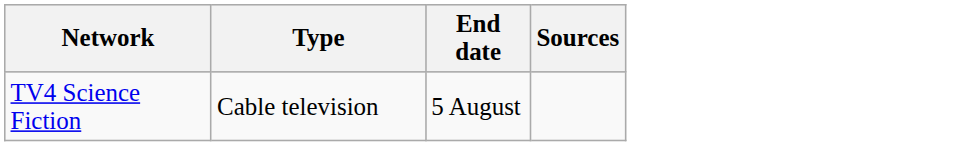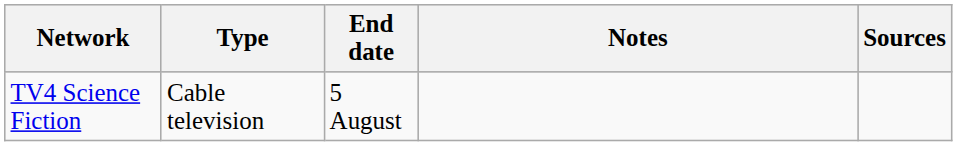+ column: (638, 38)
